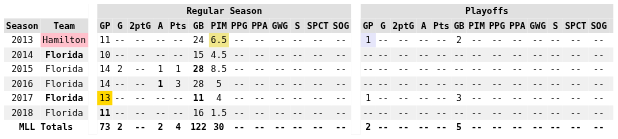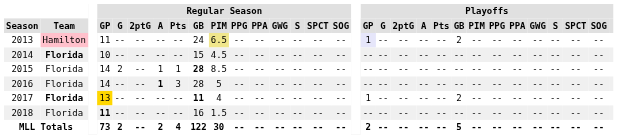(459, 98) 3 -> (459, 98) 2
